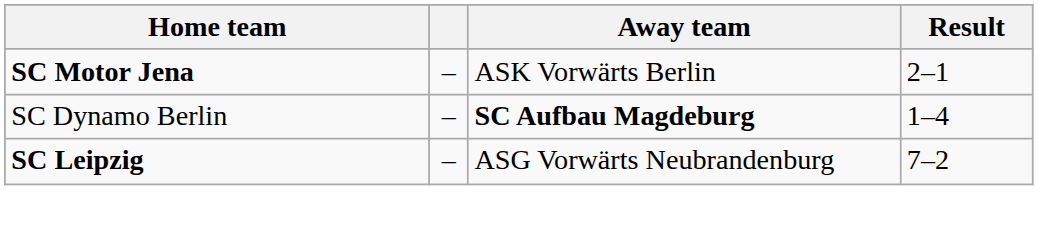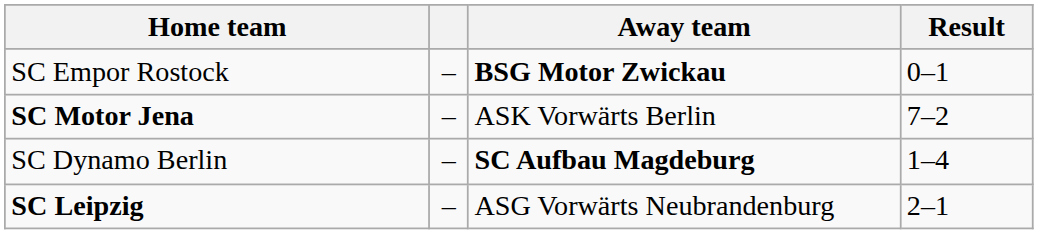+ row: (120, 71)
(928, 71) 2–1 -> (928, 116) 7–2
(928, 160) 7–2 -> (928, 205) 2–1
